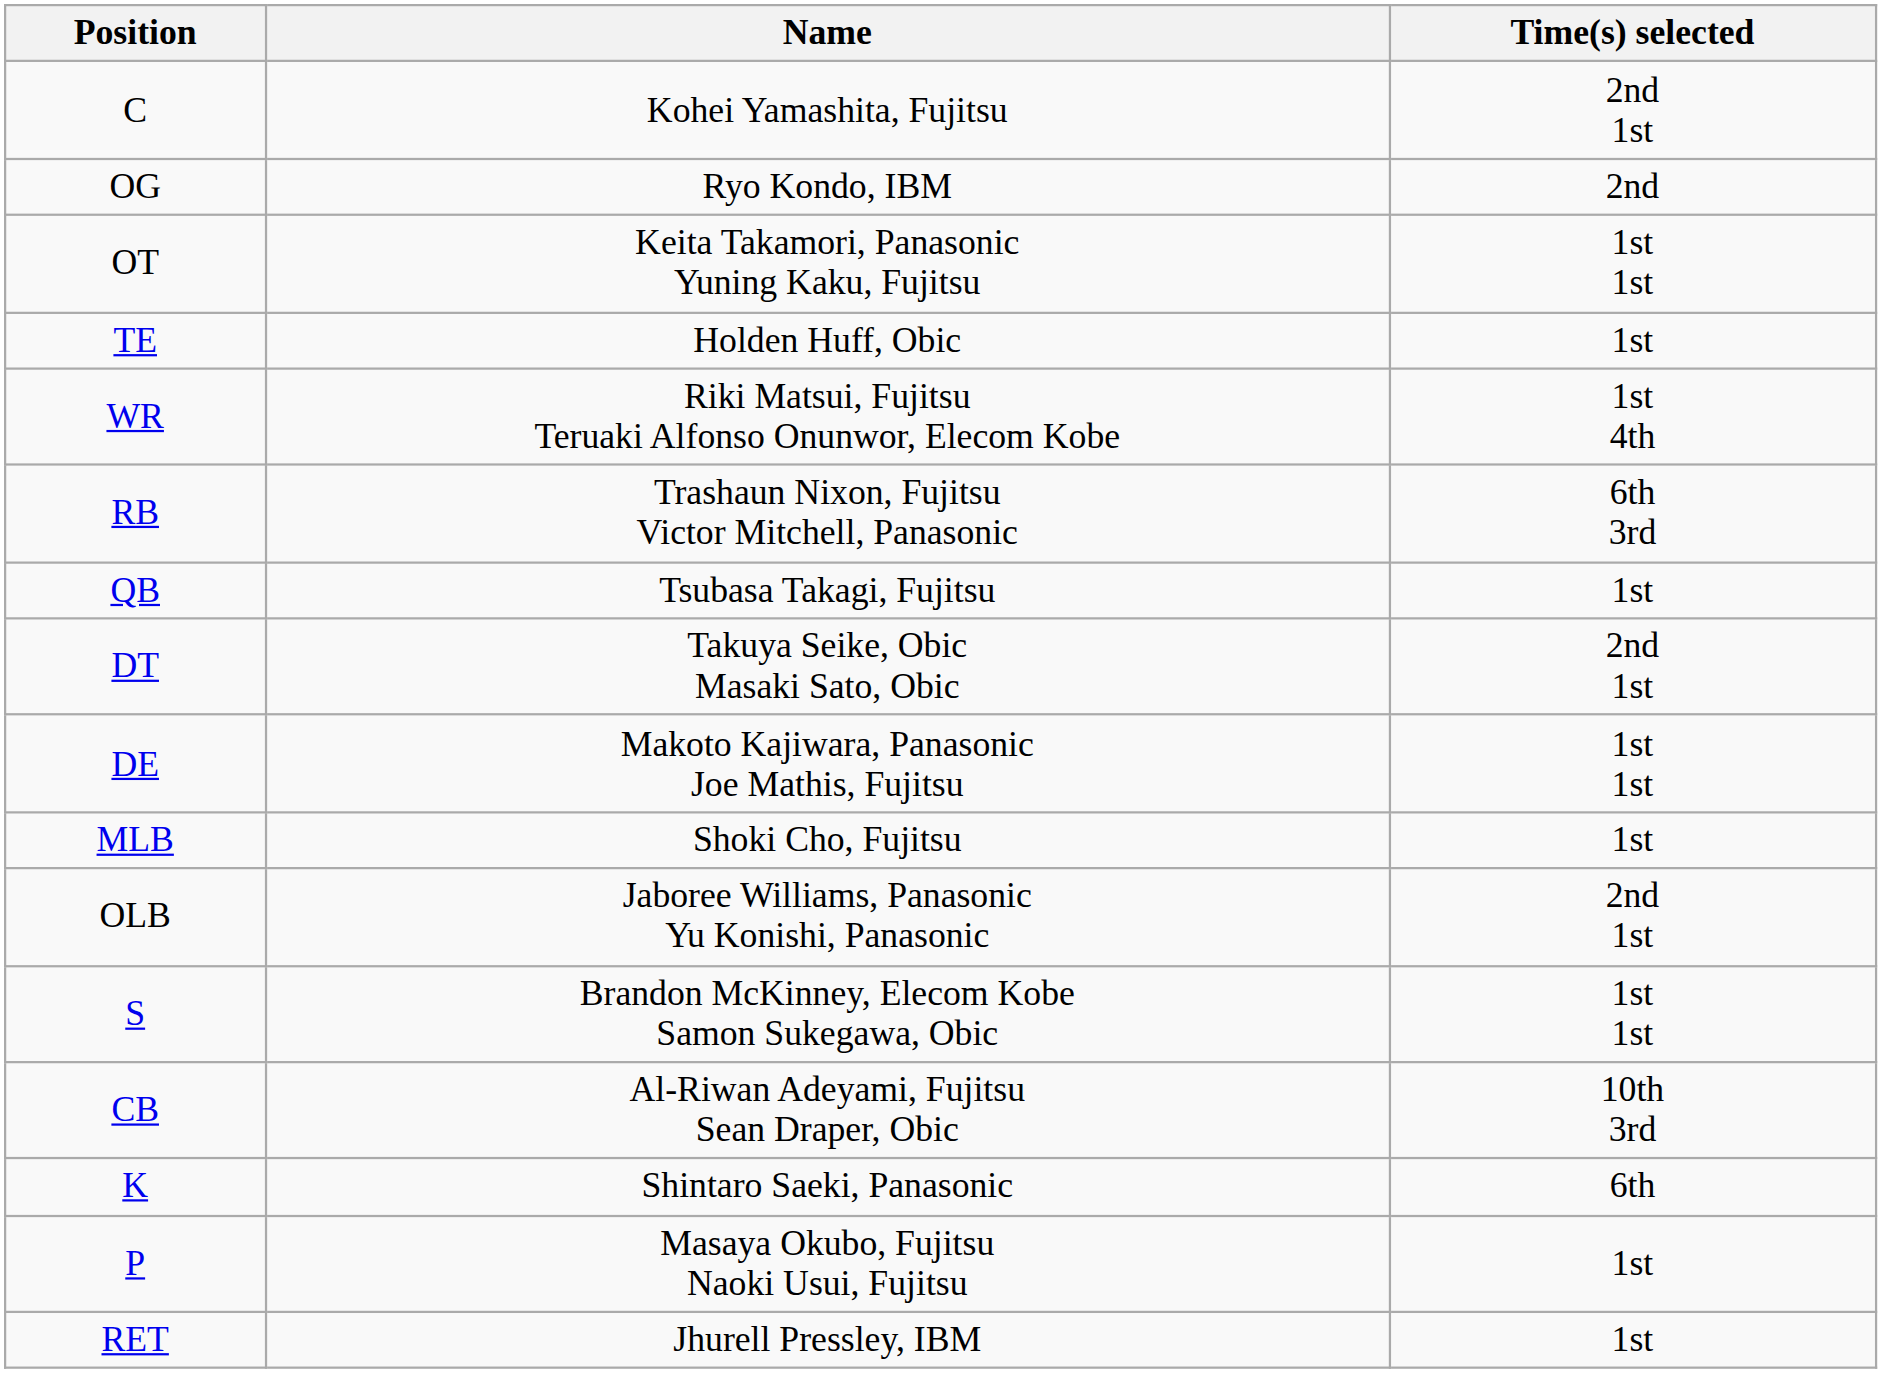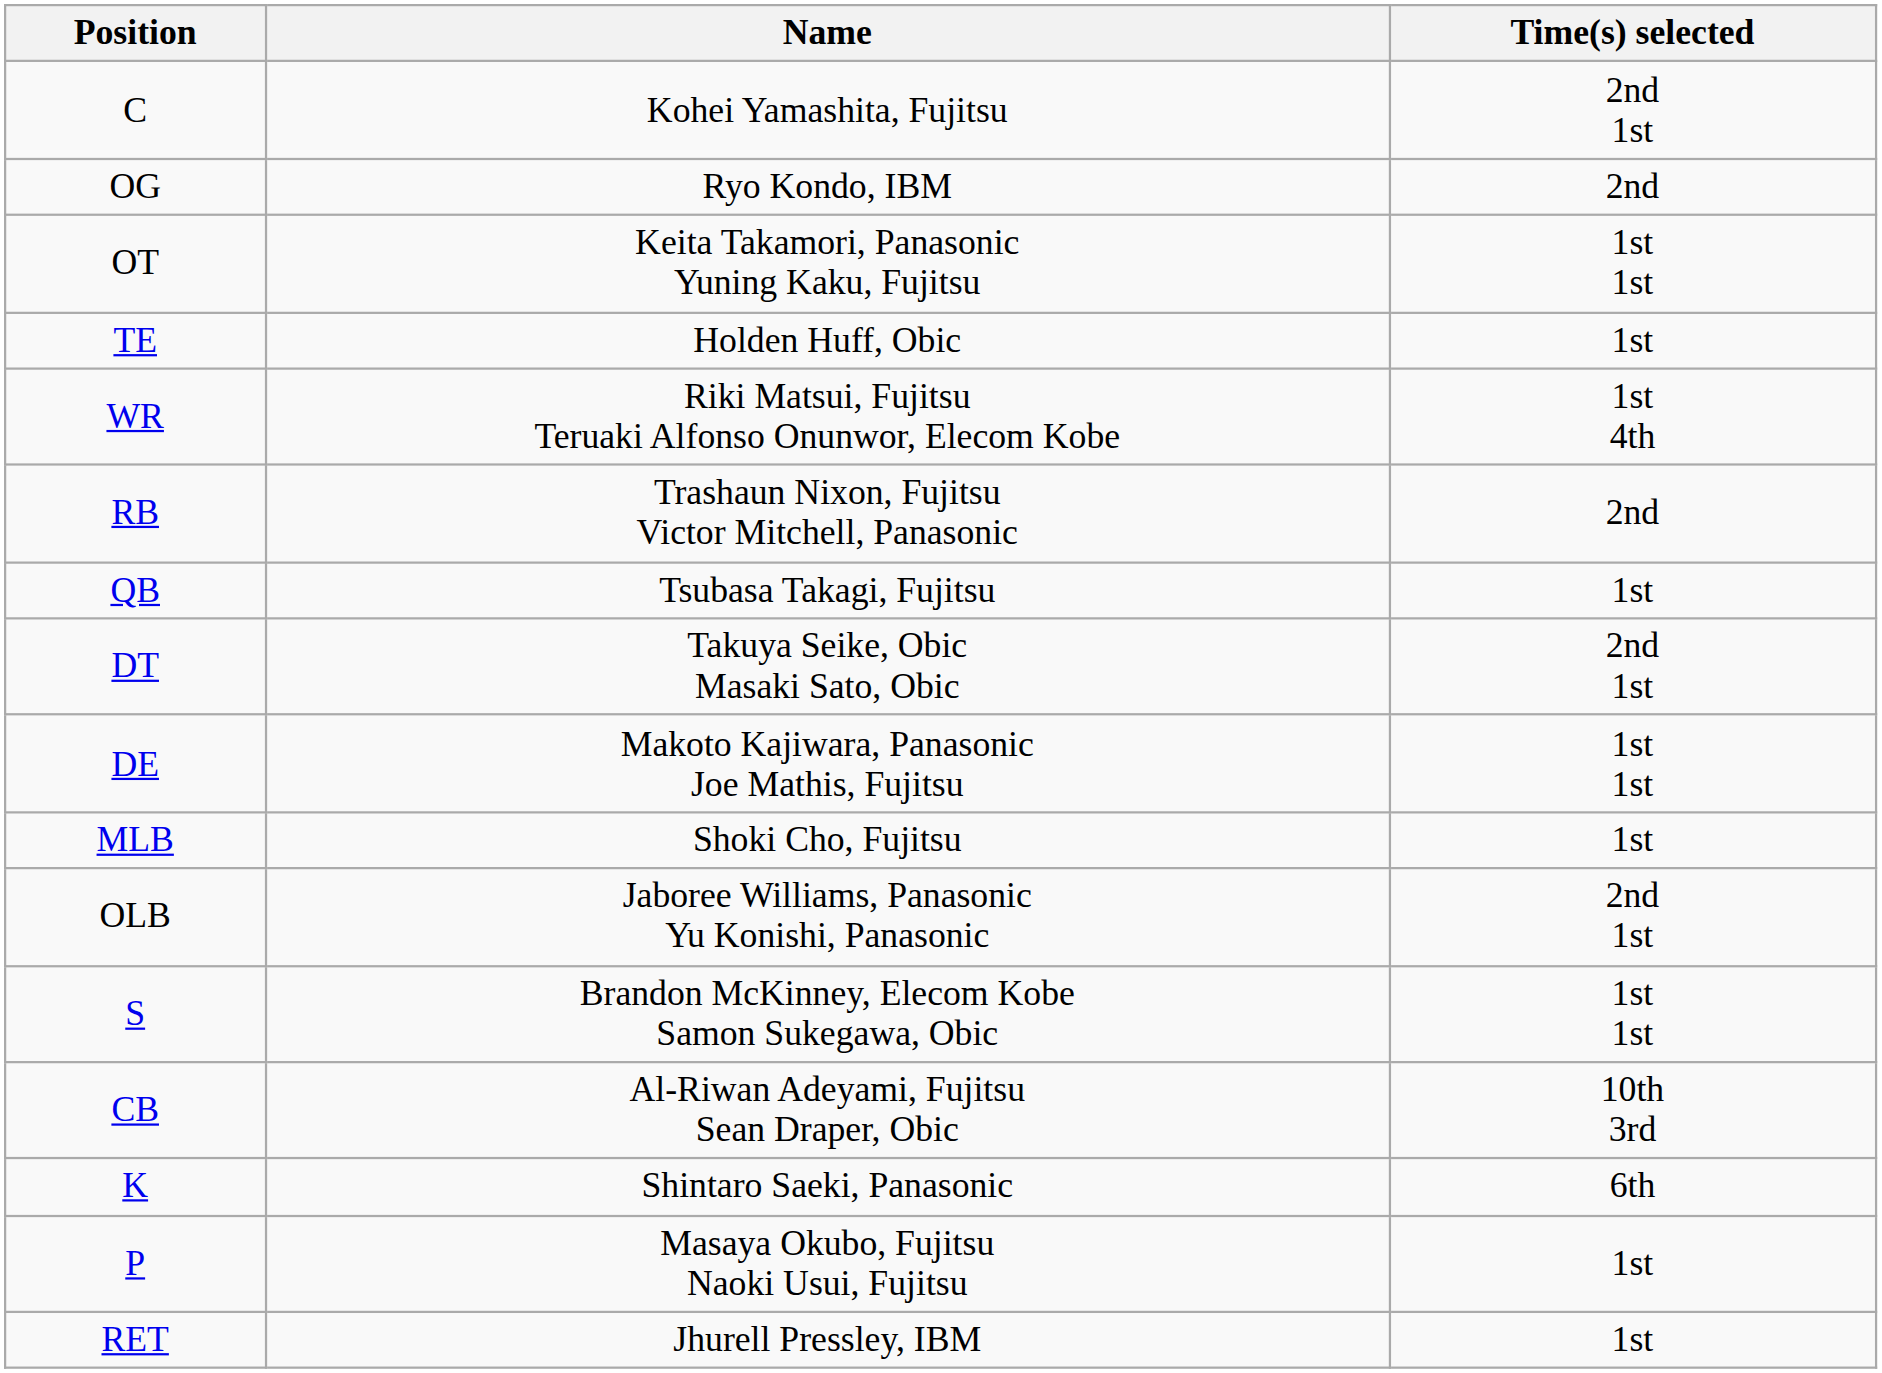(1632, 512) 6th 3rd -> (1632, 512) 2nd
